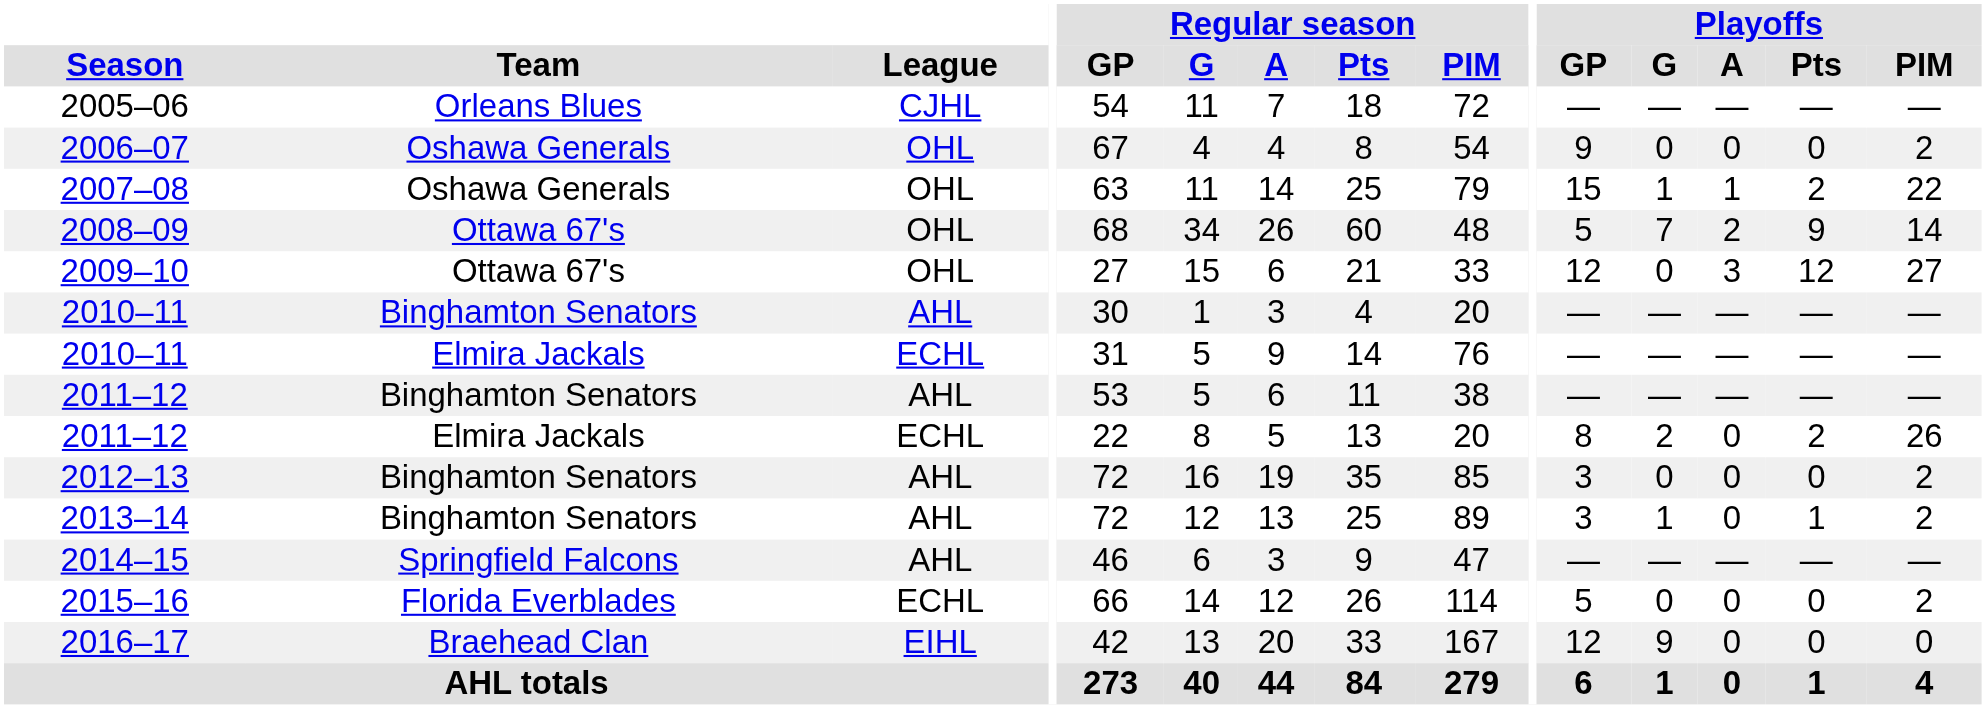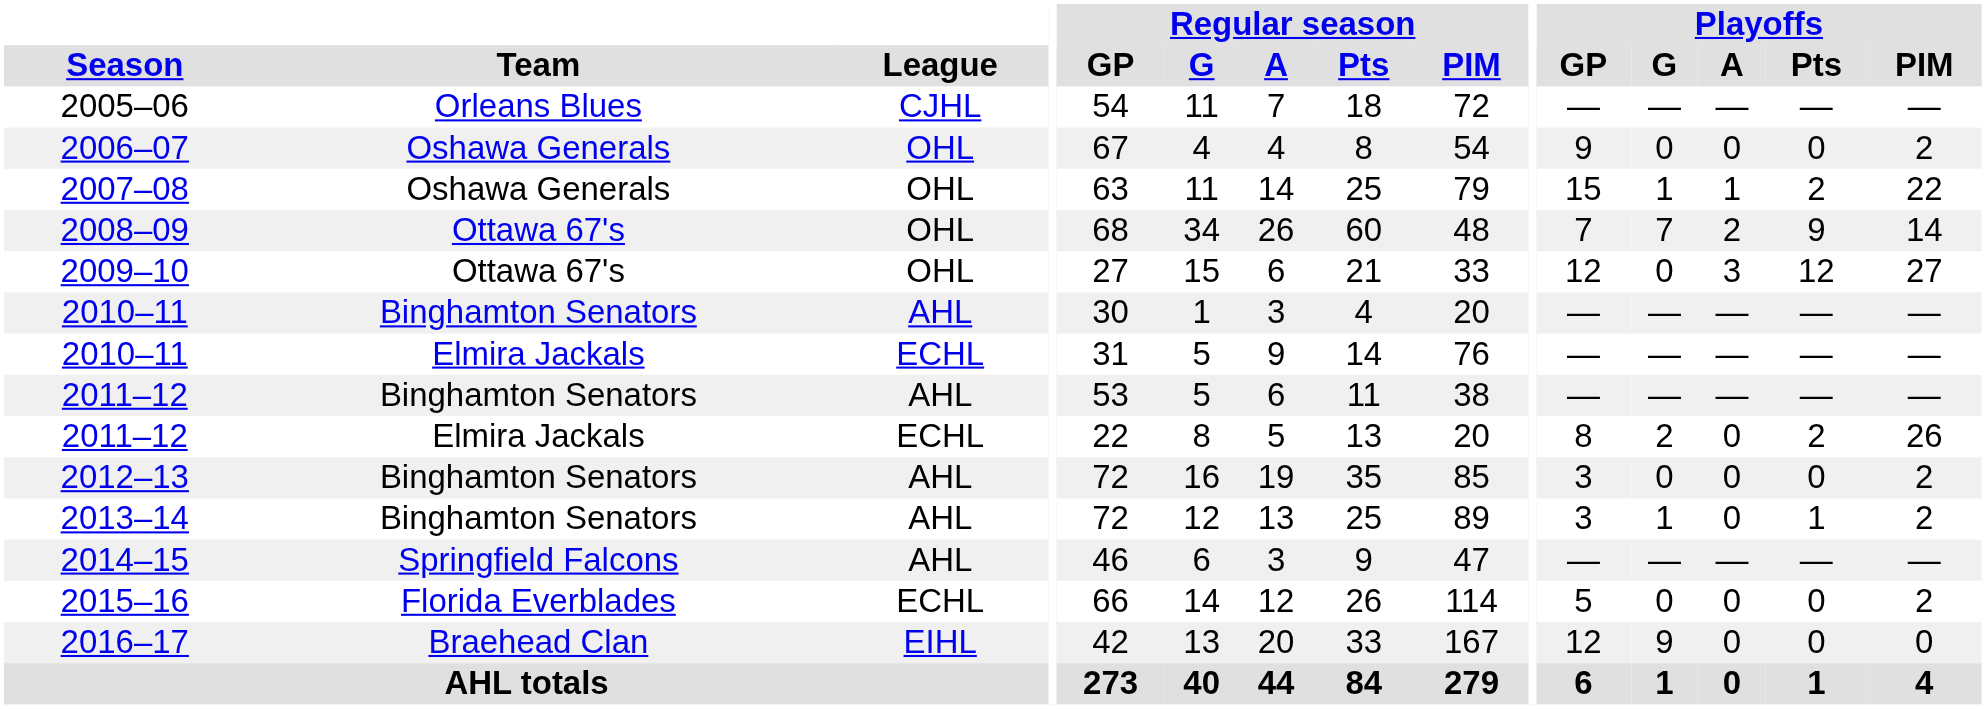(1583, 230) 5 -> (1583, 230) 7
